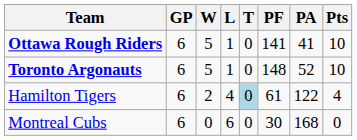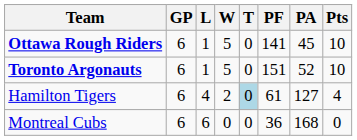columns swapped: (208, 17) <-> (230, 17)
(306, 43) 41 -> (306, 43) 45
(274, 69) 148 -> (274, 69) 151
(306, 95) 122 -> (306, 95) 127
(274, 122) 30 -> (274, 122) 36
